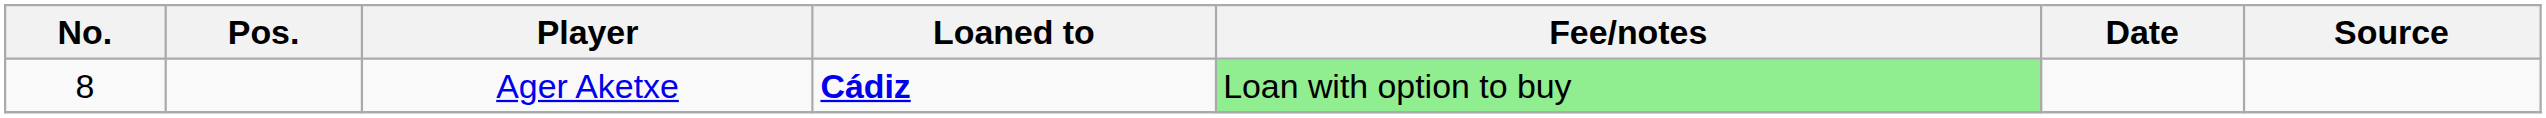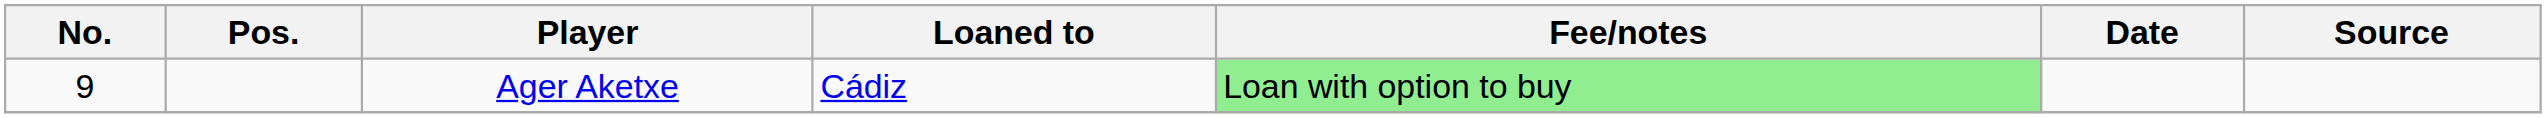(85, 86) 8 -> (85, 86) 9
(866, 86) bold -> (864, 86) normal
